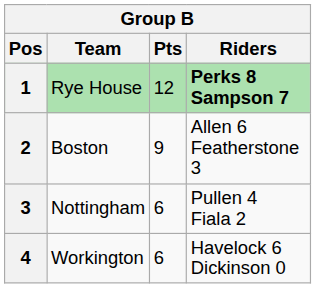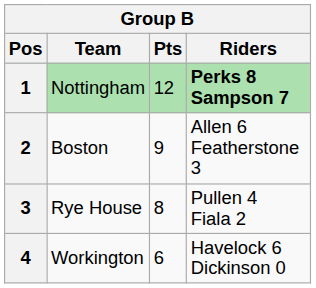(97, 87) Rye House -> (98, 87) Nottingham
(98, 208) Nottingham -> (97, 208) Rye House
(159, 208) 6 -> (159, 208) 8
